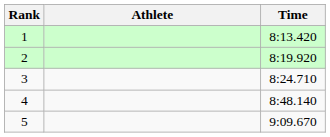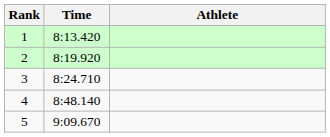columns swapped: (152, 15) <-> (293, 15)
